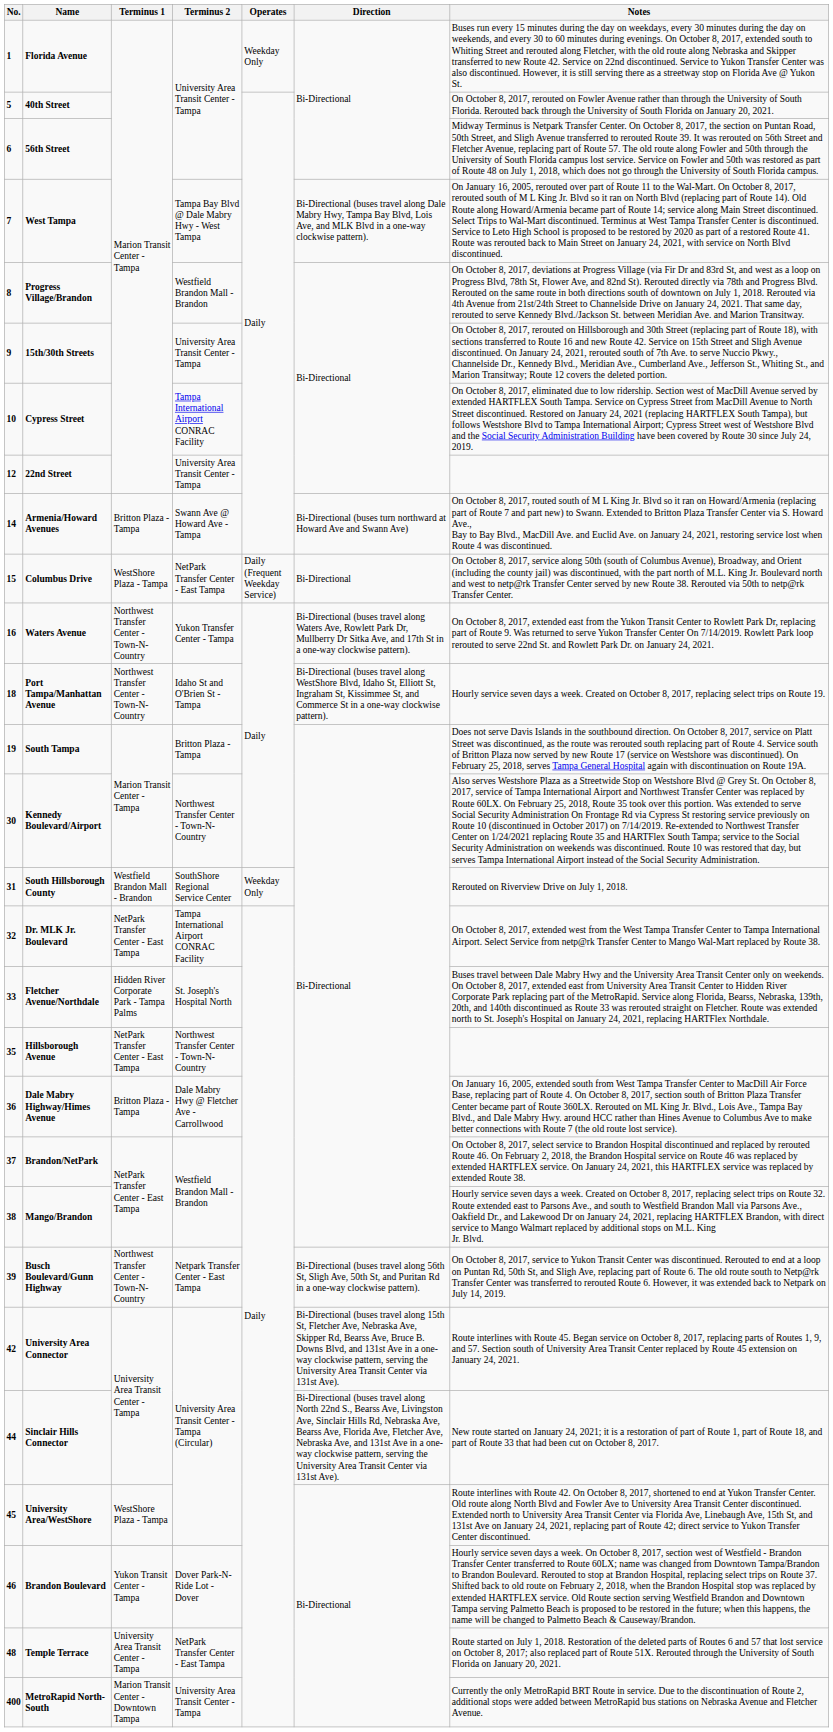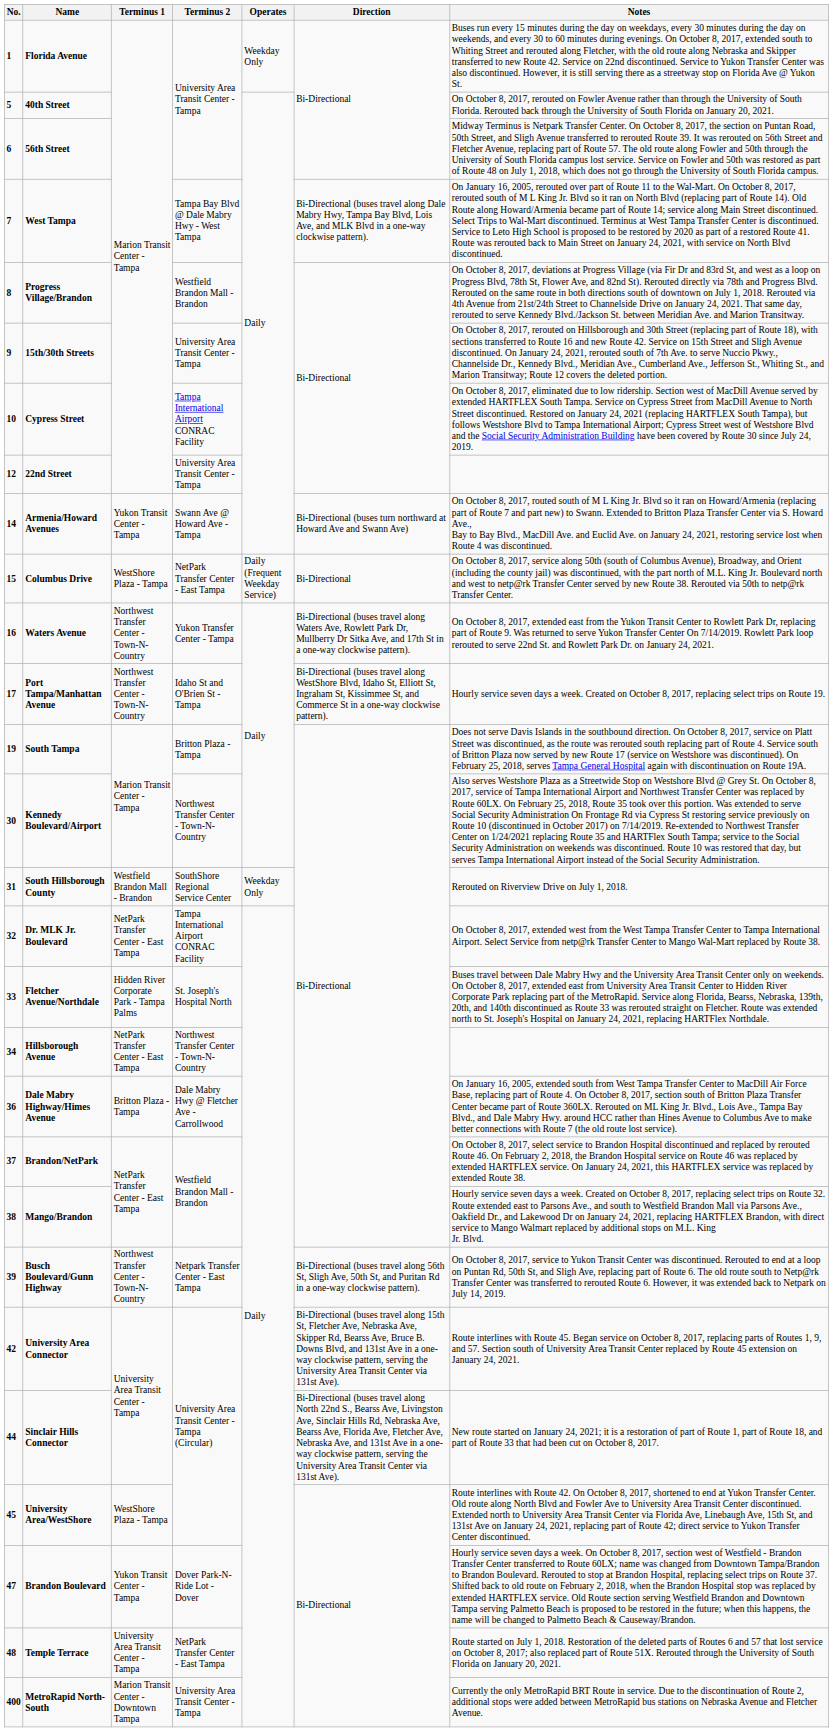(141, 524) Britton Plaza - Tampa -> (141, 524) Yukon Transit Center - Tampa
(11, 694) 18 -> (11, 694) 17
(11, 1052) 35 -> (11, 1052) 34
(11, 1587) 46 -> (11, 1587) 47
